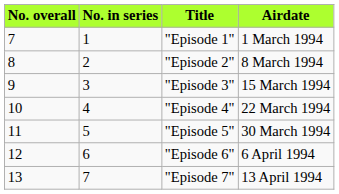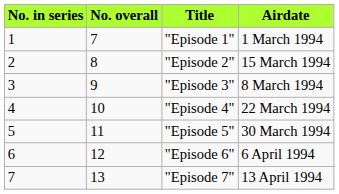columns swapped: (42, 16) <-> (120, 16)
(282, 62) 8 March 1994 -> (286, 62) 15 March 1994
(286, 85) 15 March 1994 -> (282, 85) 8 March 1994
